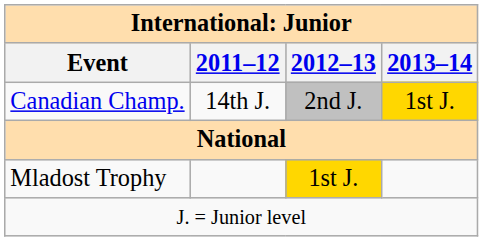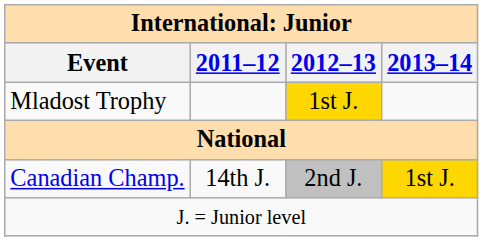rows swapped: (88, 178) <-> (97, 100)
